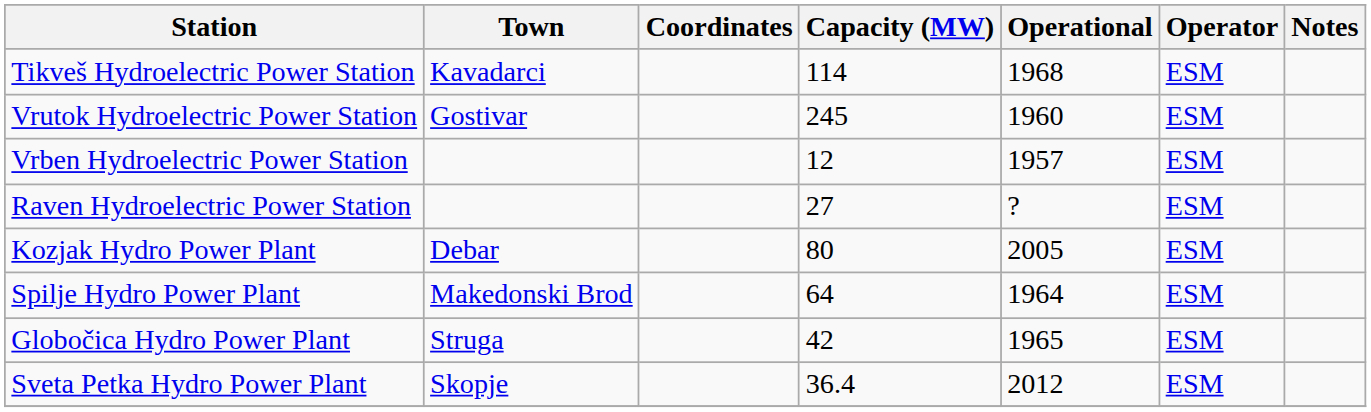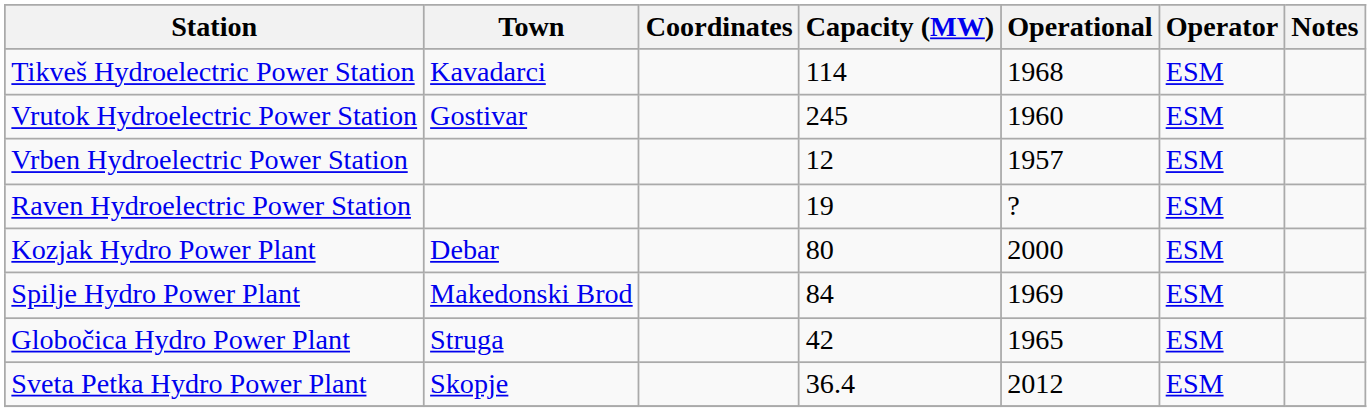(820, 205) 27 -> (820, 205) 19
(1035, 250) 2005 -> (1035, 250) 2000
(820, 294) 64 -> (820, 294) 84
(1035, 294) 1964 -> (1035, 294) 1969
